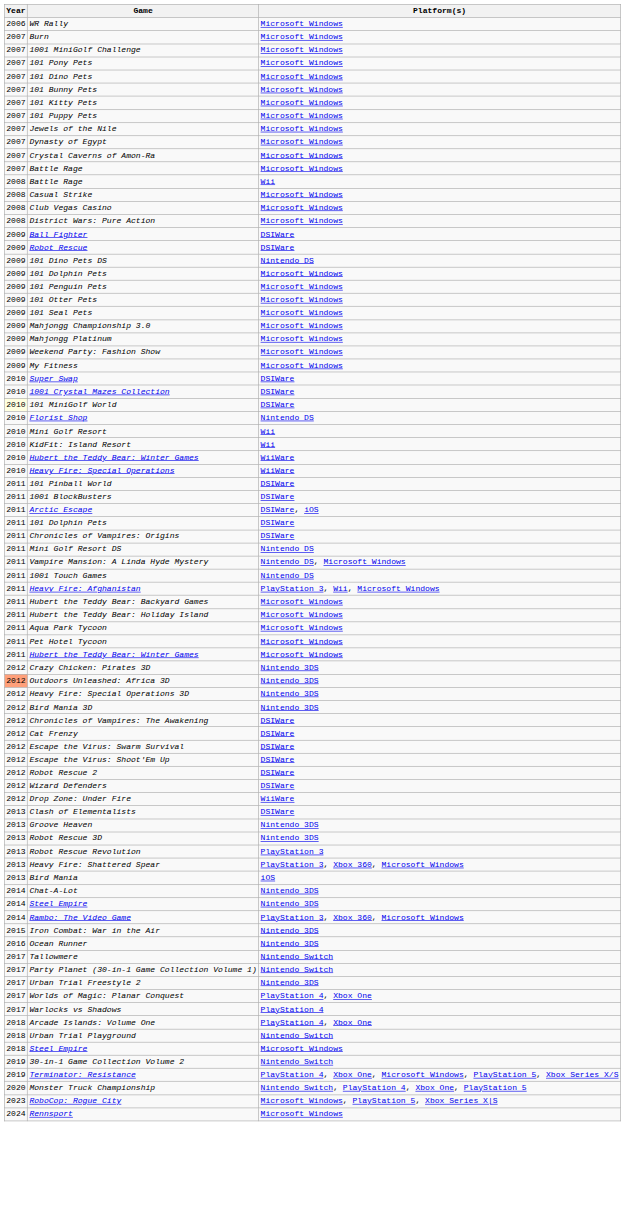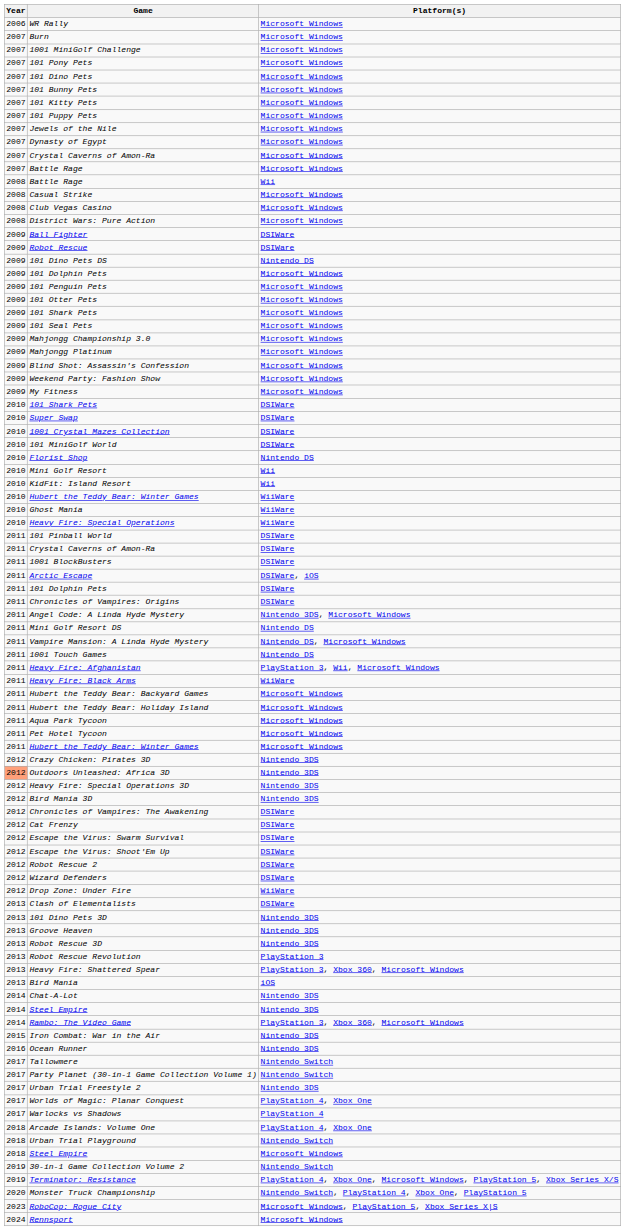+ row: (63, 313)
+ row: (109, 366)
+ row: (63, 405)
(16, 405) lightyellow background -> (16, 444) no background
+ row: (56, 510)
+ row: (92, 549)
+ row: (107, 615)
+ row: (83, 681)
+ row: (68, 917)
